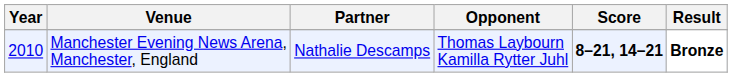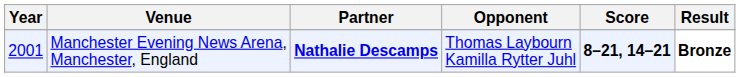(26, 51) 2010 -> (26, 51) 2001
(362, 51) normal -> (366, 51) bold
